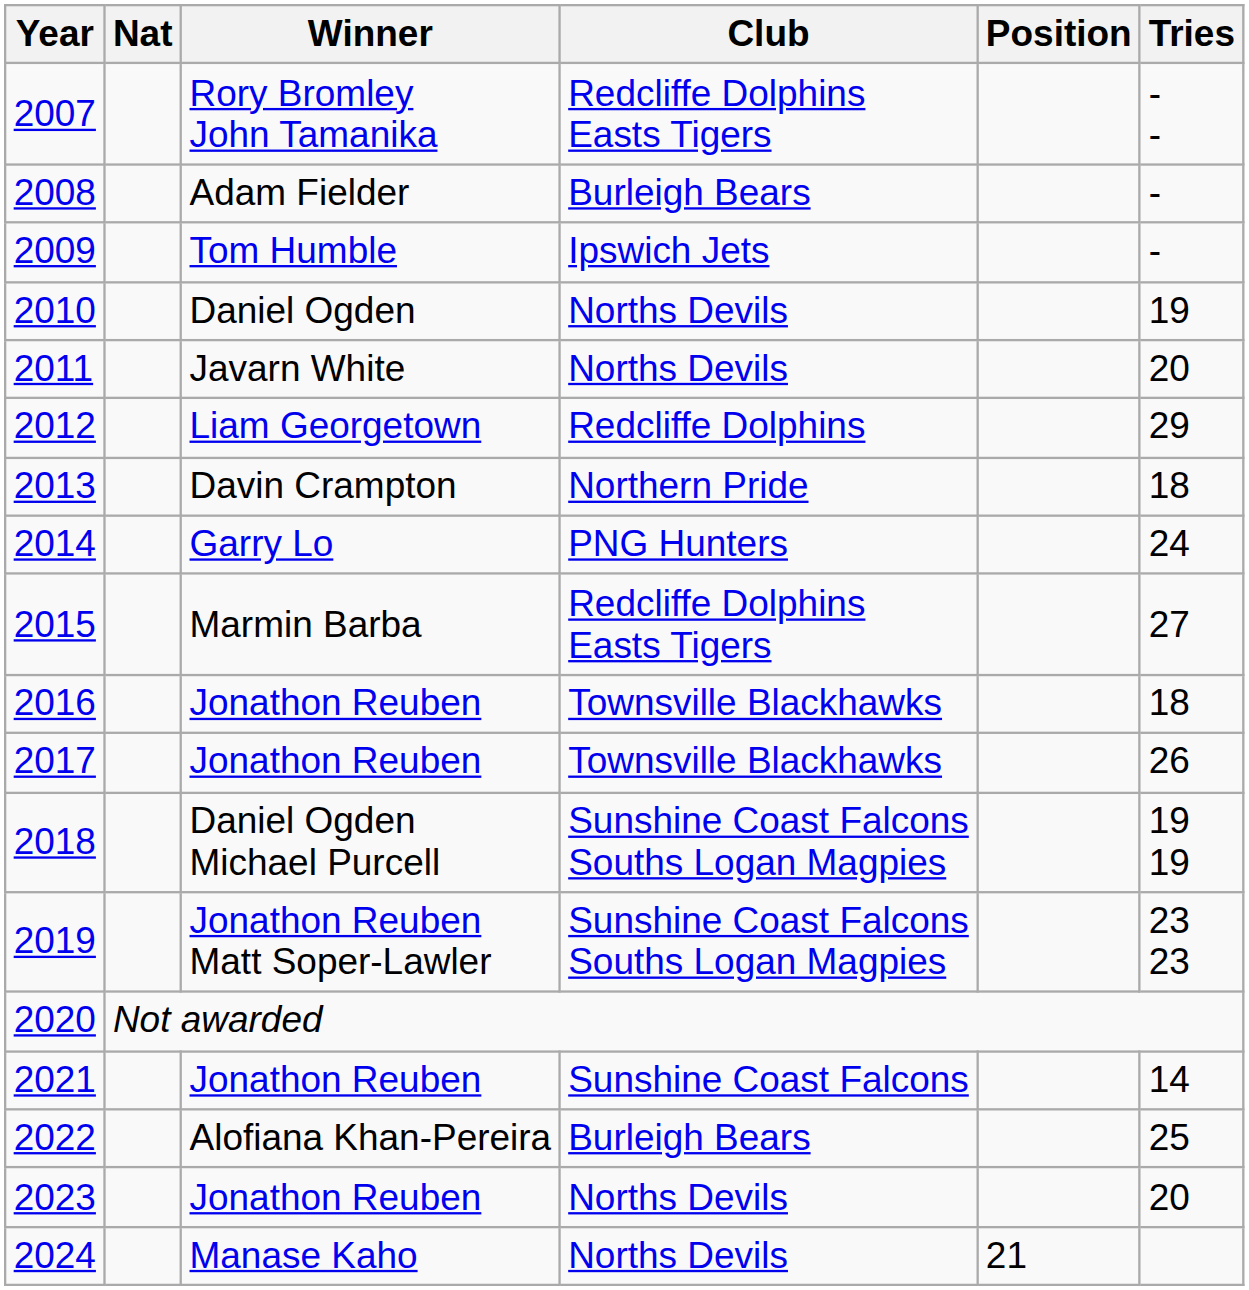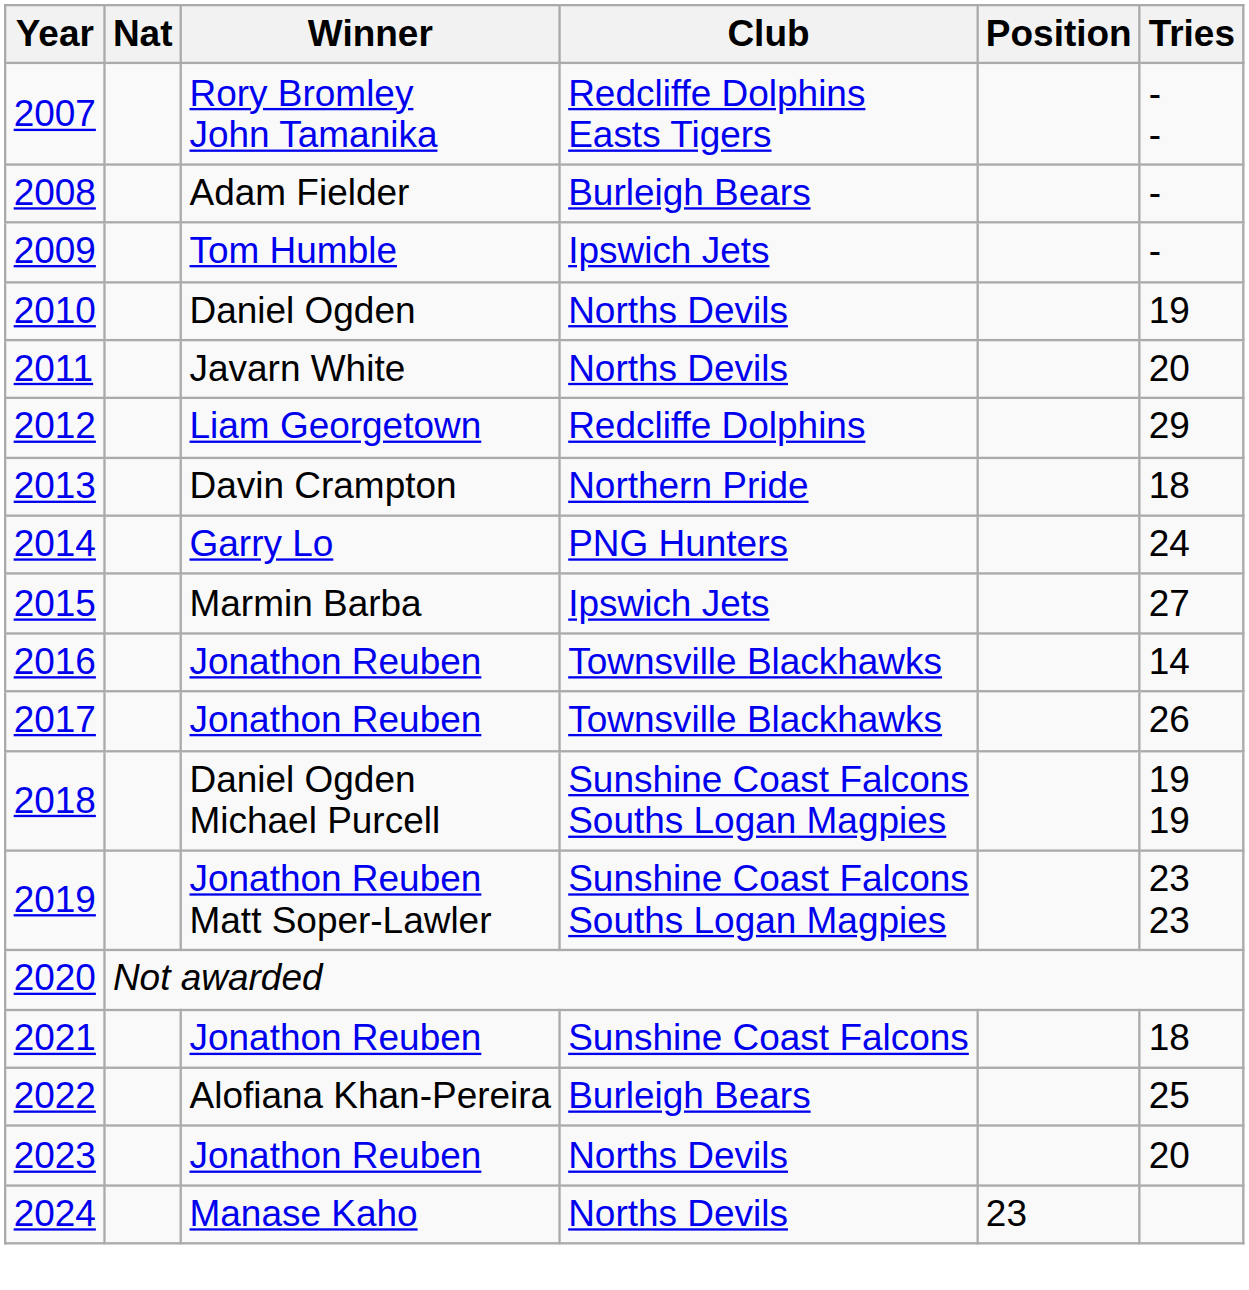(717, 623) Redcliffe Dolphins Easts Tigers -> (669, 602) Ipswich Jets
(1169, 703) 18 -> (1169, 661) 14
(1169, 1079) 14 -> (1169, 1037) 18
(1006, 1255) 21 -> (1006, 1213) 23
